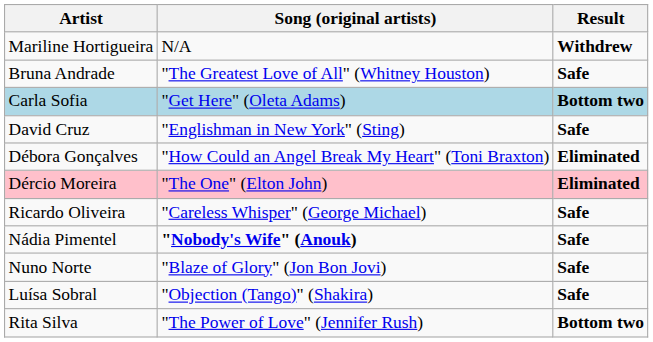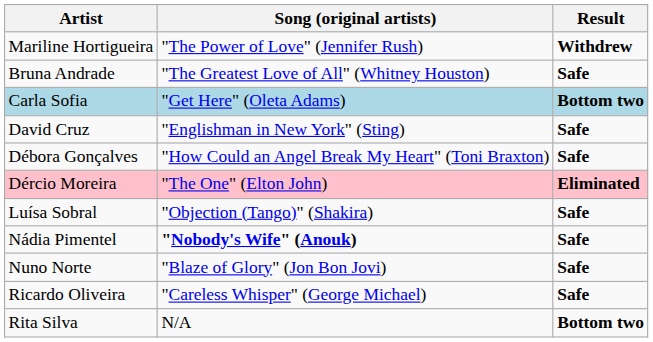(176, 45) N/A -> (292, 45) "The Power of Love" (Jennifer Rush)
(599, 156) Eliminated -> (573, 156) Safe
rows swapped: (53, 294) <-> (67, 211)
(292, 322) "The Power of Love" (Jennifer Rush) -> (176, 322) N/A
